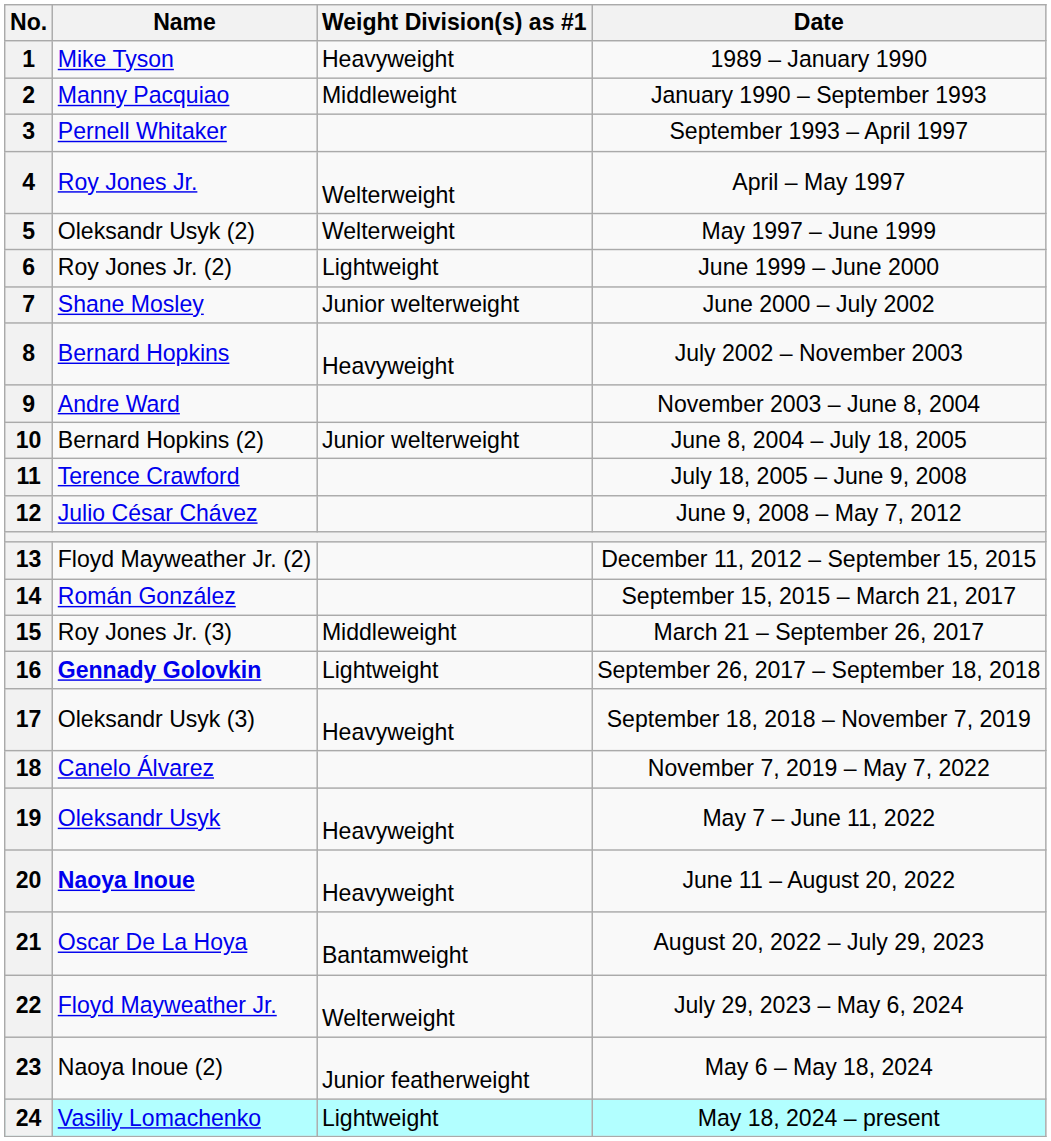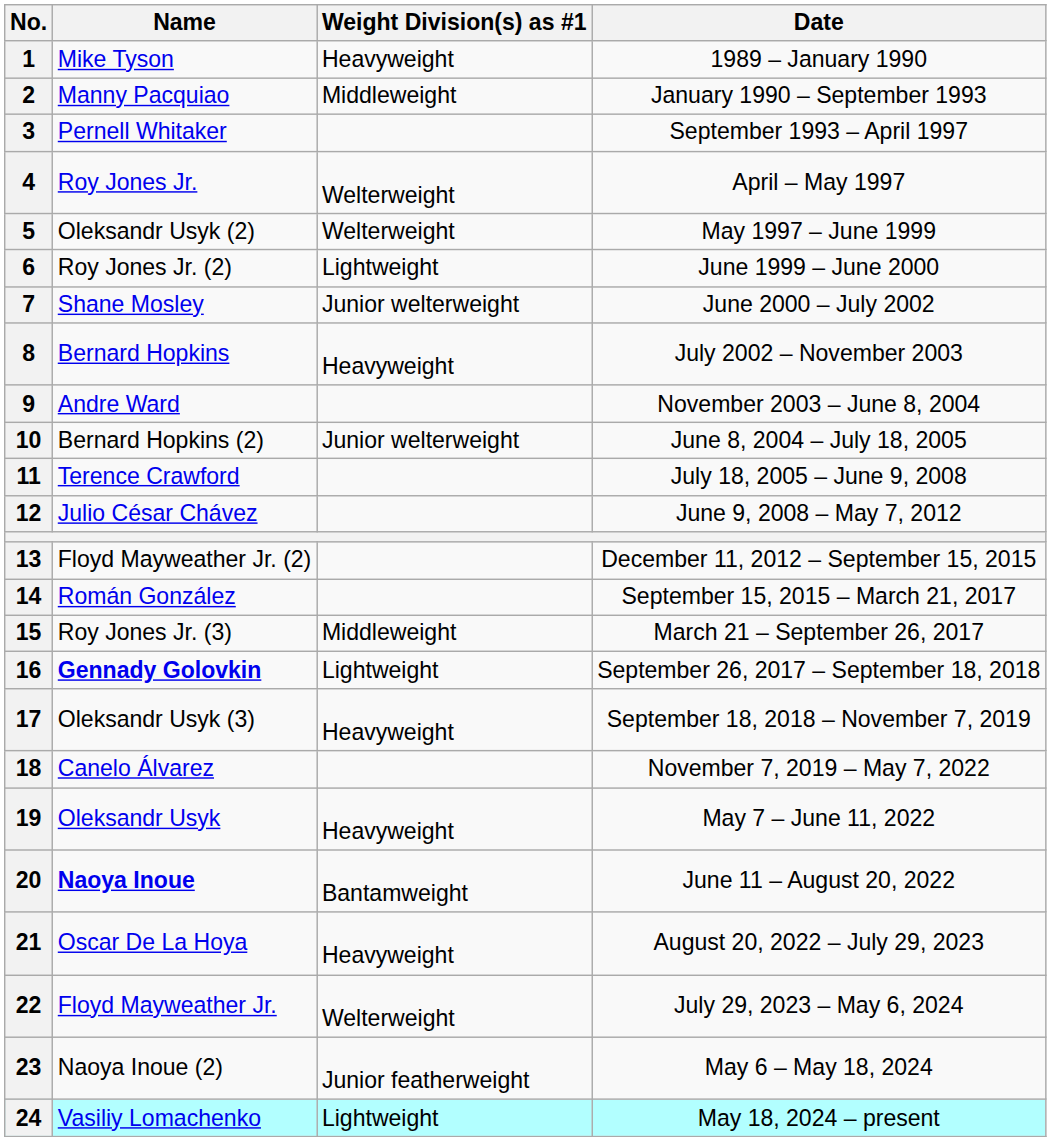(388, 893) Heavyweight -> (395, 893) Bantamweight
(395, 956) Bantamweight -> (388, 956) Heavyweight
